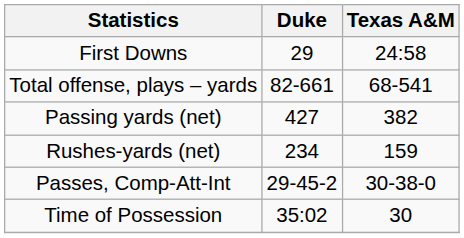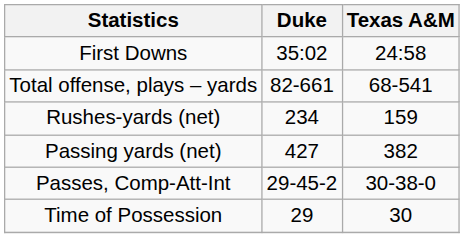(302, 53) 29 -> (302, 53) 35:02
rows swapped: (133, 150) <-> (133, 118)
(302, 215) 35:02 -> (302, 215) 29
